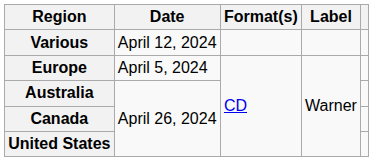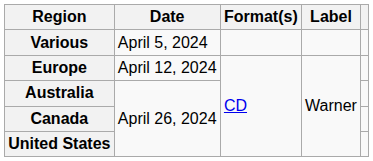(167, 42) April 12, 2024 -> (163, 42) April 5, 2024
(163, 67) April 5, 2024 -> (167, 67) April 12, 2024
